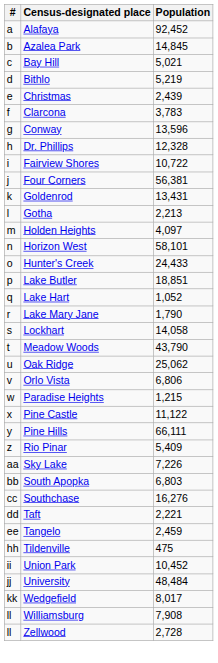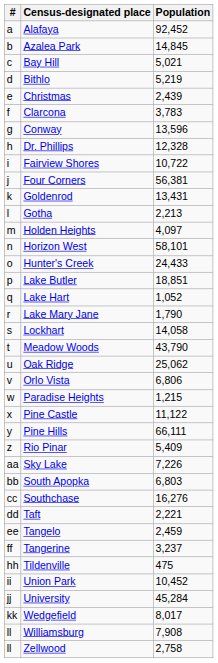+ row: (47, 548)
(172, 582) 48,484 -> (172, 599) 45,284
(169, 632) 2,728 -> (169, 649) 2,758
